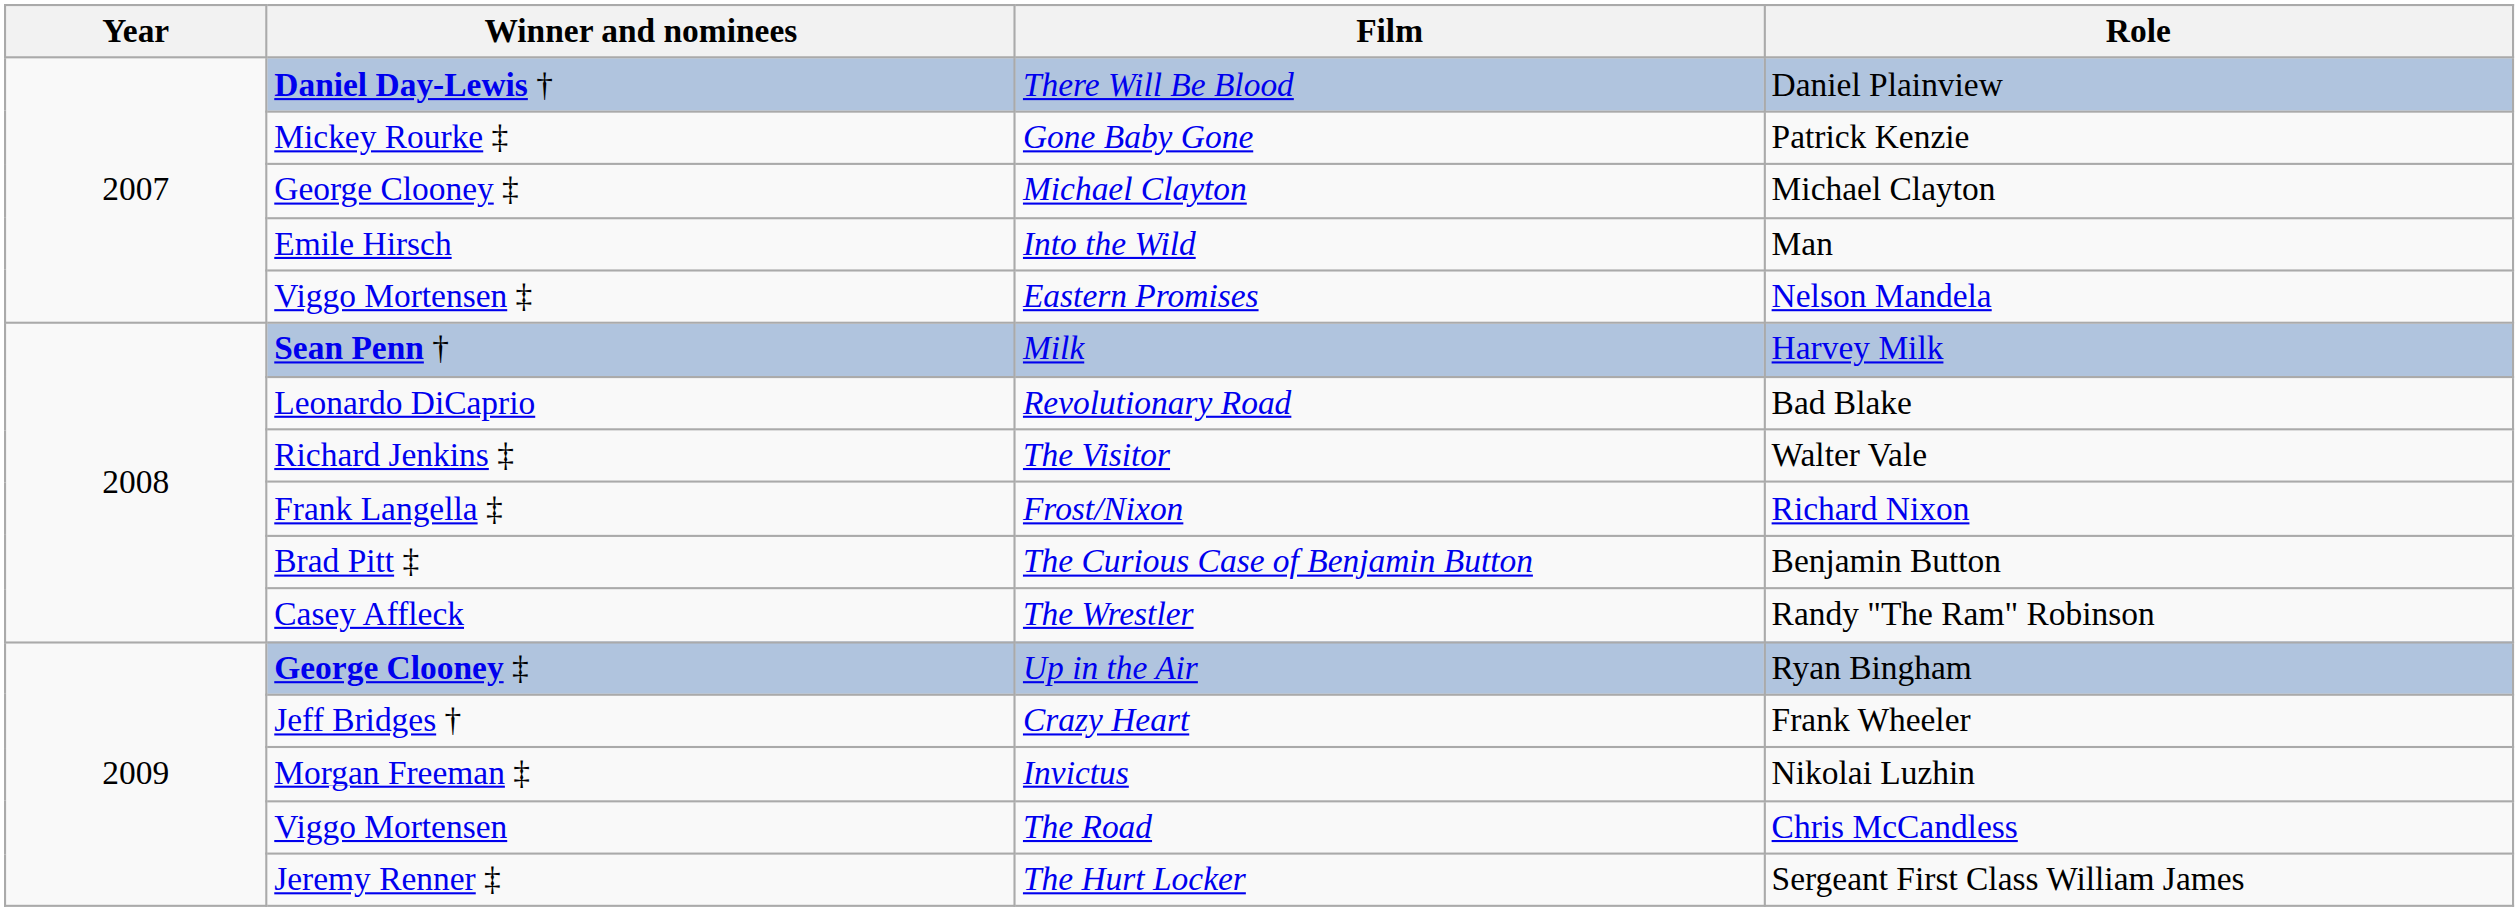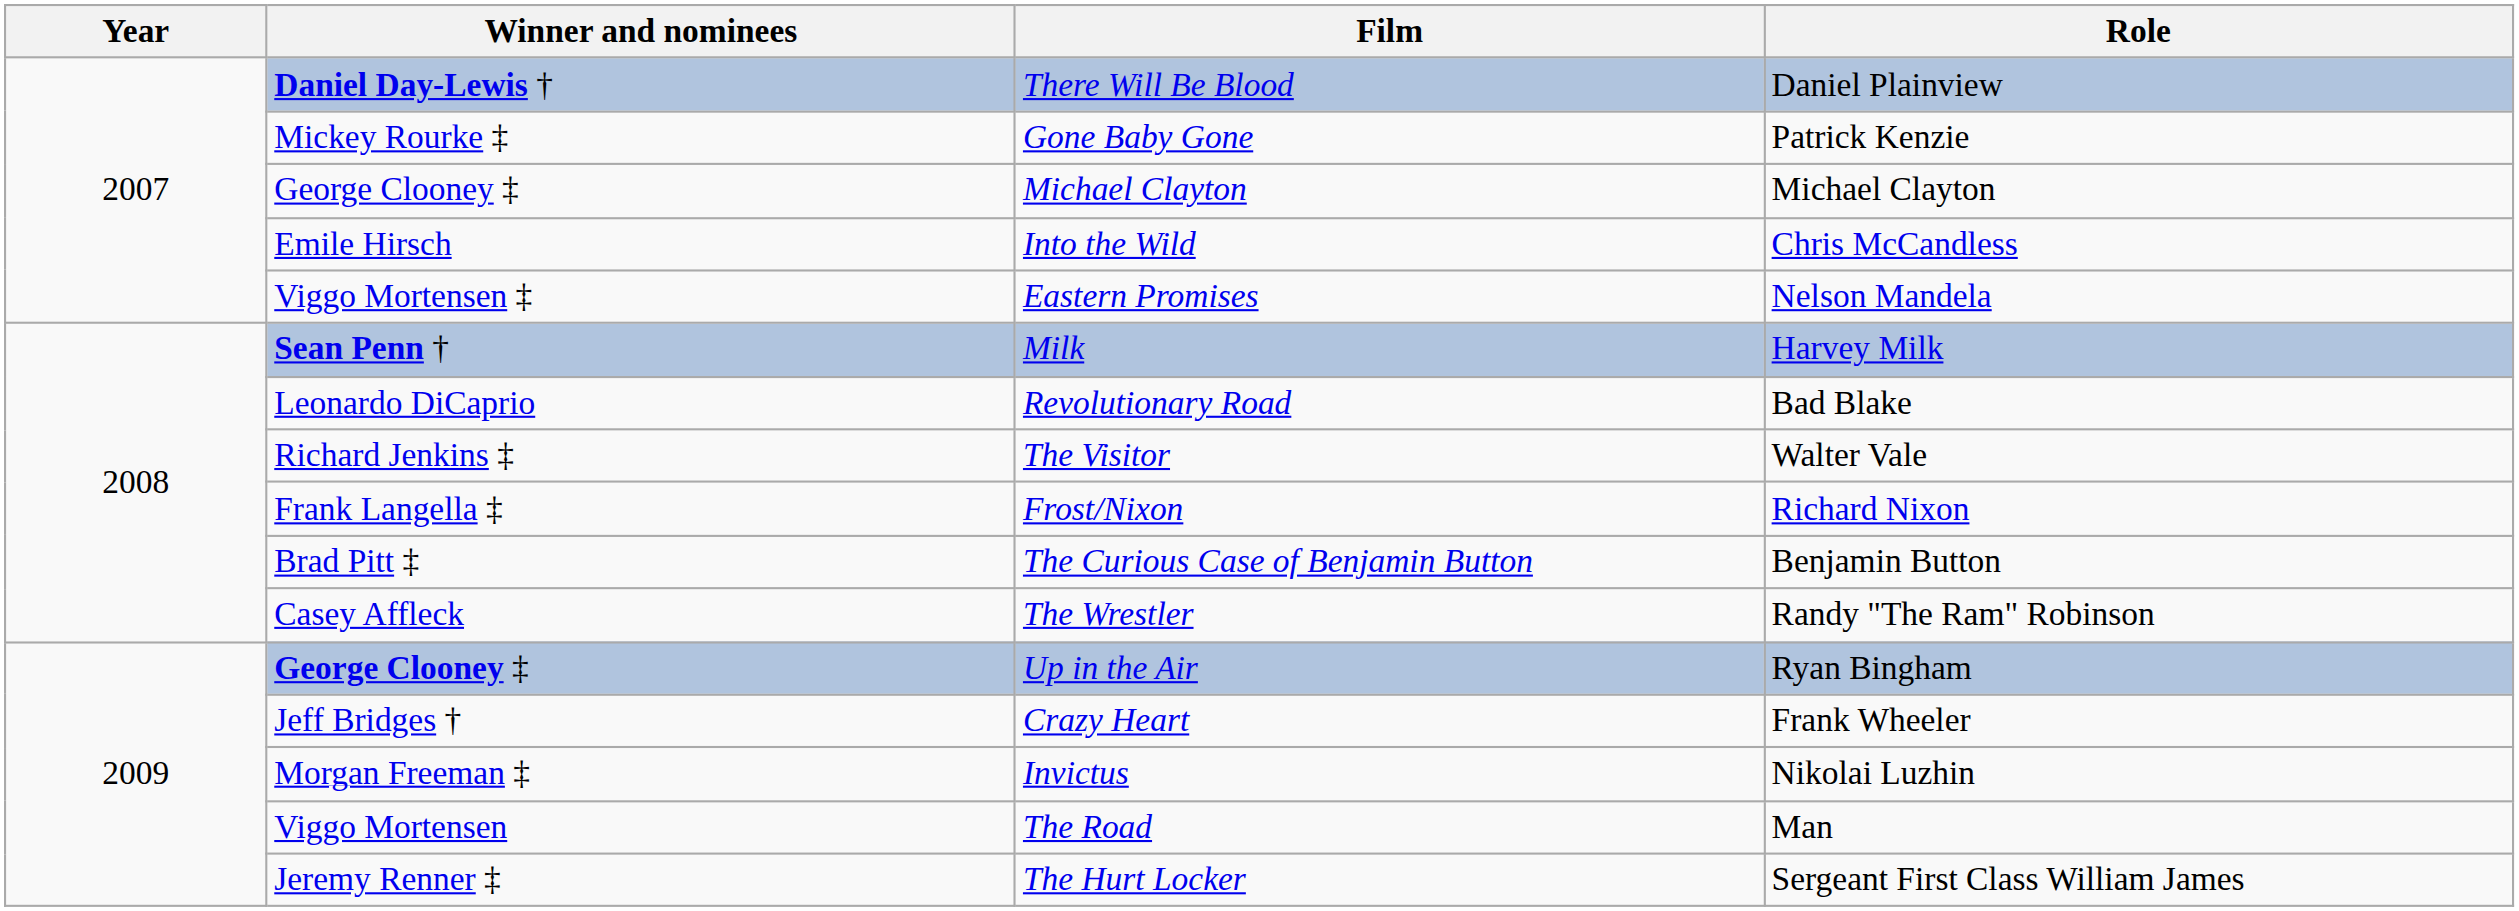(1802, 243) Man -> (1895, 243) Chris McCandless
(1895, 826) Chris McCandless -> (1802, 826) Man
